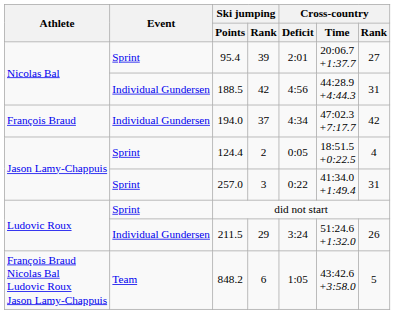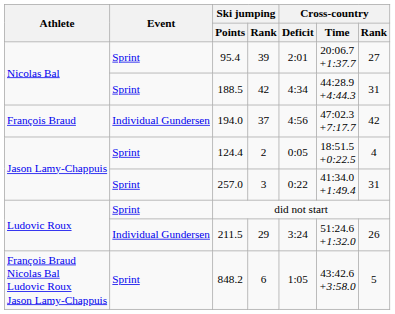(161, 89) Individual Gundersen -> (126, 89) Sprint
(298, 89) 4:56 -> (298, 89) 4:34
(298, 121) 4:34 -> (298, 121) 4:56
(125, 280) Team -> (126, 280) Sprint
